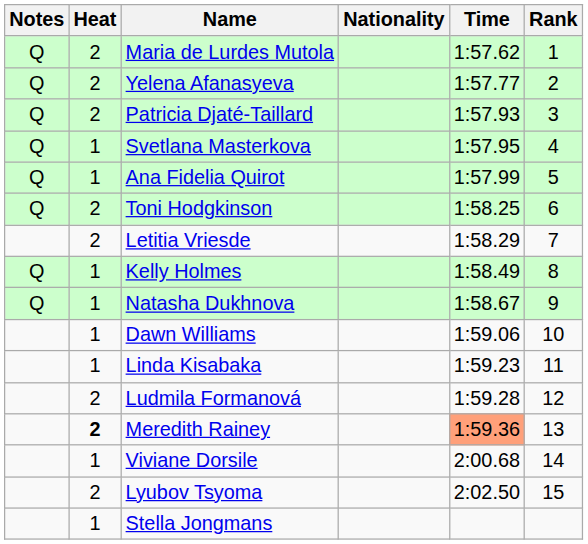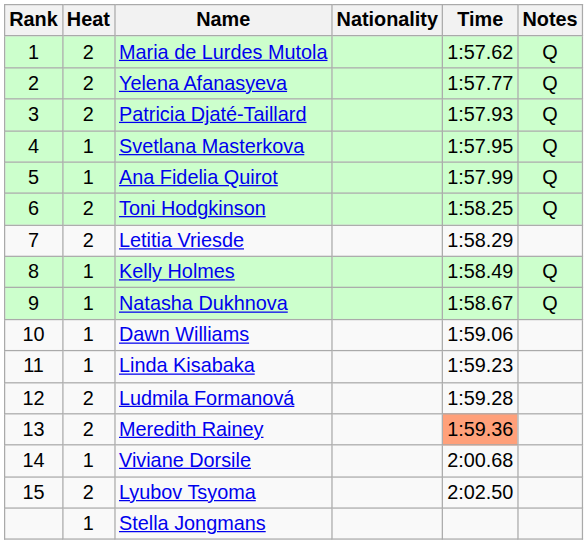columns swapped: (553, 20) <-> (37, 20)
(95, 429) bold -> (88, 429) normal
